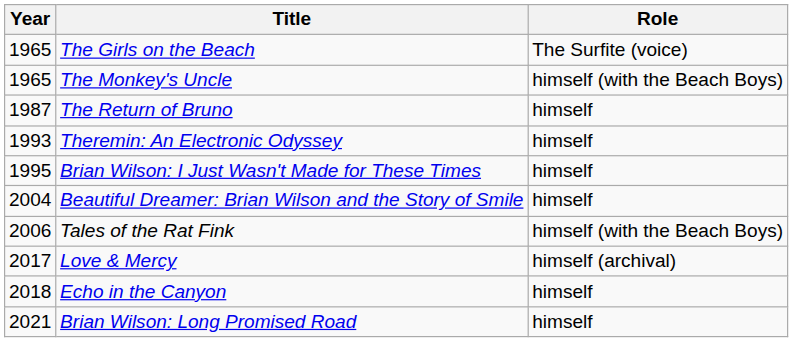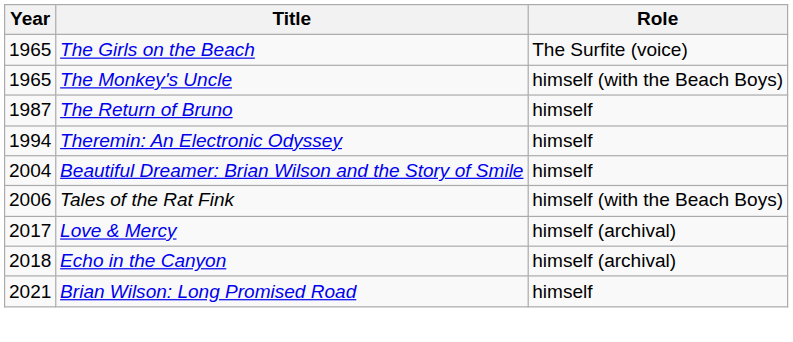(30, 140) 1993 -> (30, 140) 1994
- row: (271, 170)
(562, 291) himself -> (604, 261) himself (archival)
